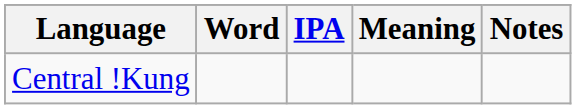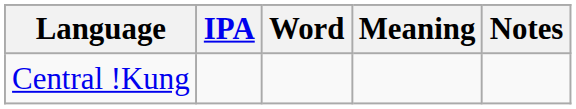columns swapped: (242, 28) <-> (319, 28)
